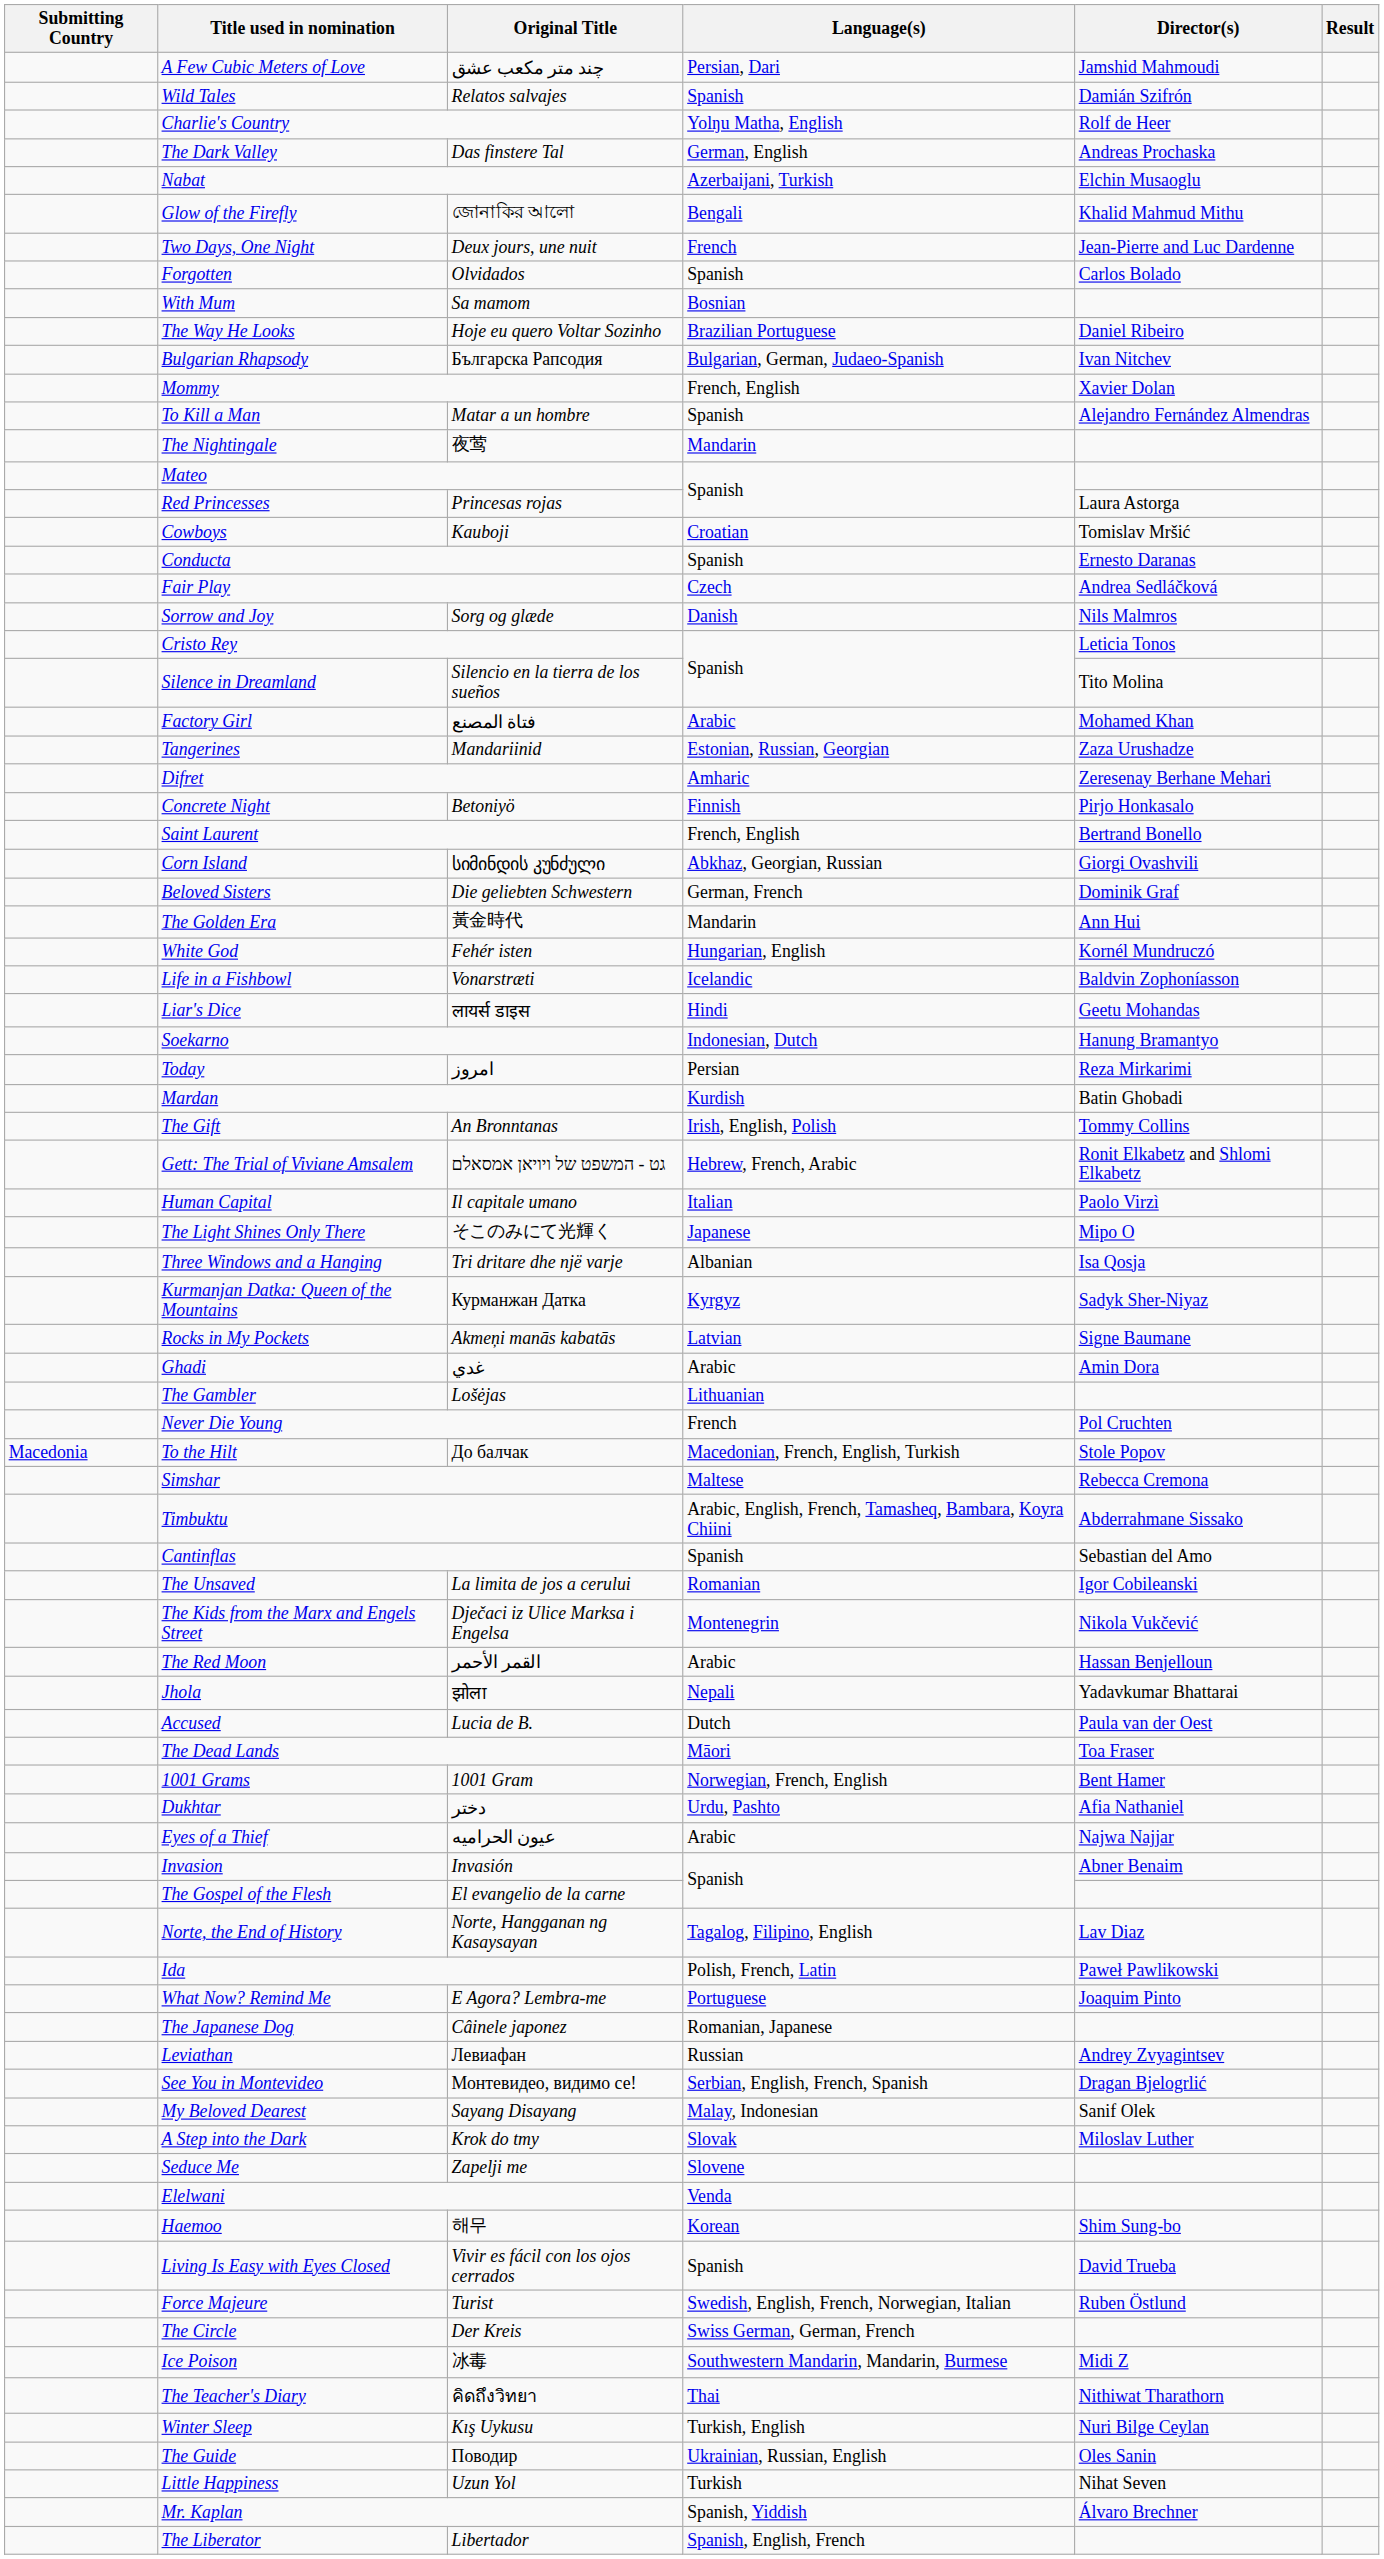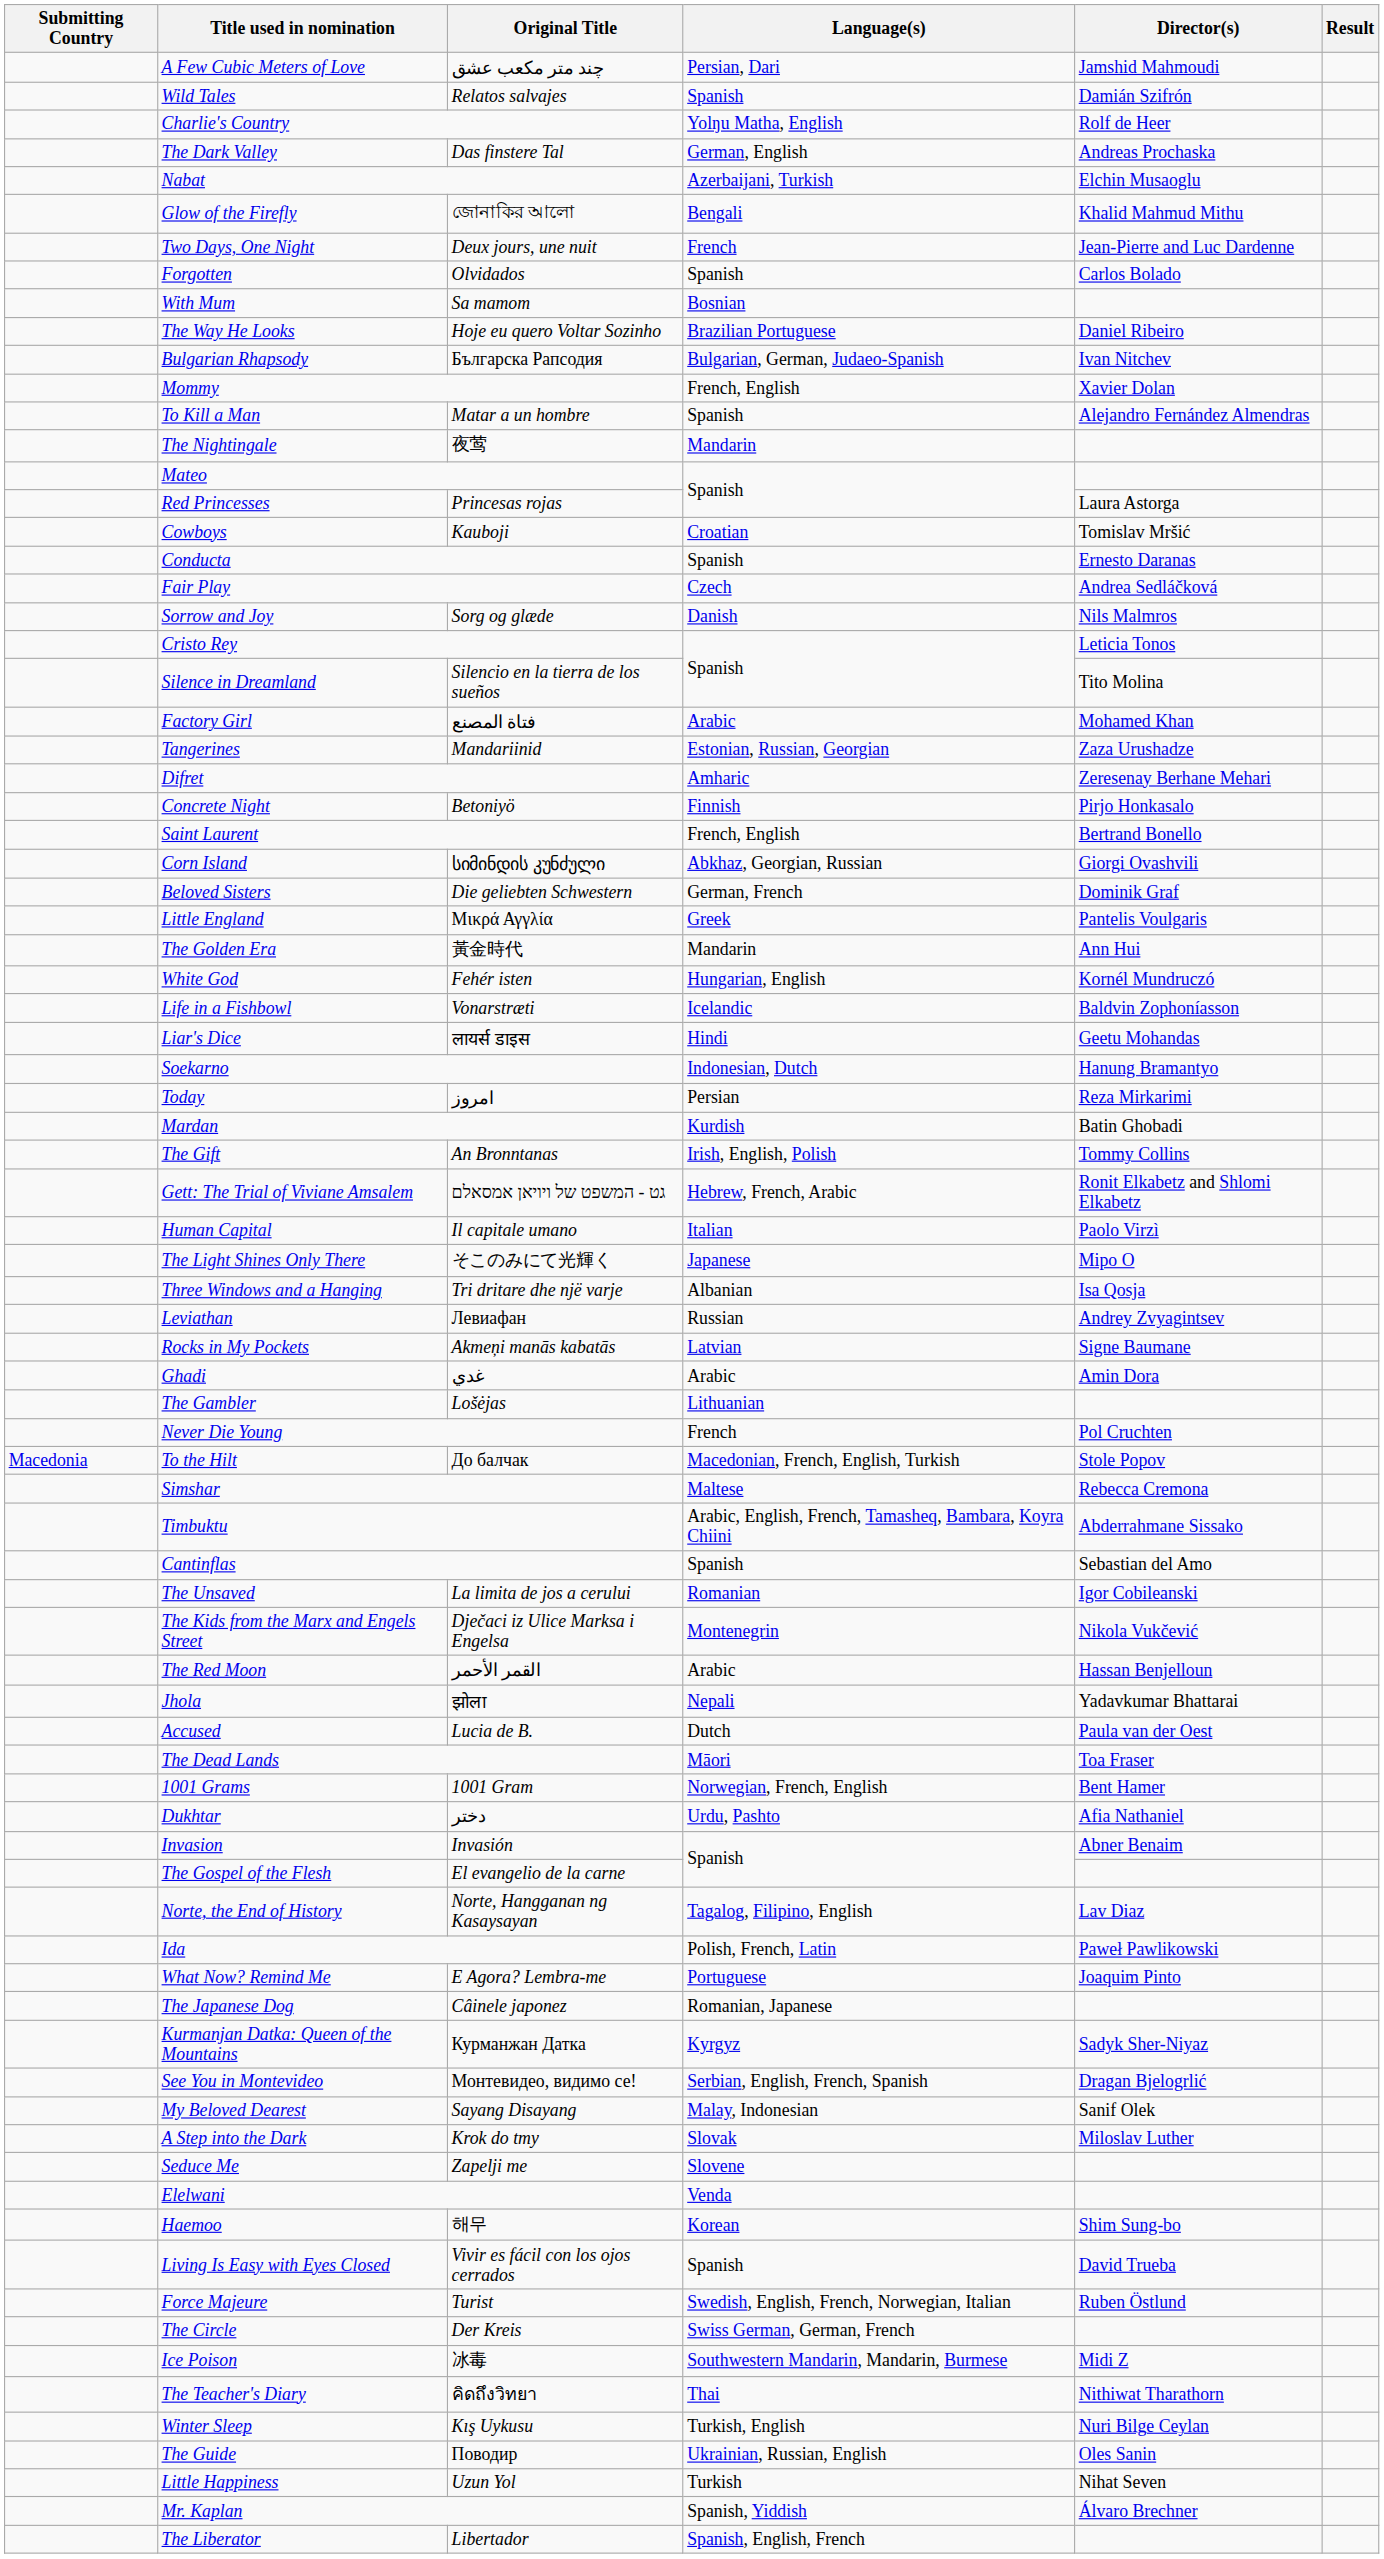+ row: (213, 920)
rows swapped: (276, 1300) <-> (197, 2055)
- row: (215, 1837)
